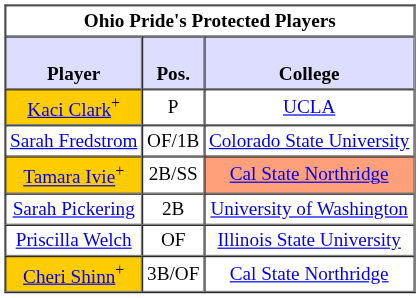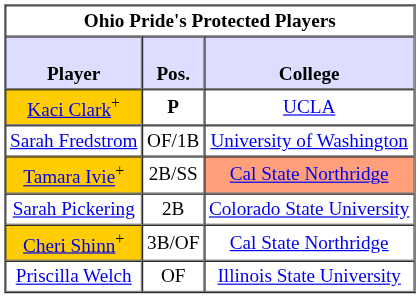(173, 107) normal -> (173, 107) bold
(309, 141) Colorado State University -> (309, 141) University of Washington
(309, 208) University of Washington -> (309, 208) Colorado State University
rows swapped: (74, 273) <-> (74, 239)
